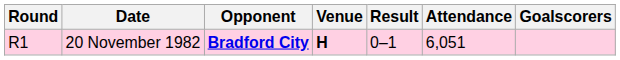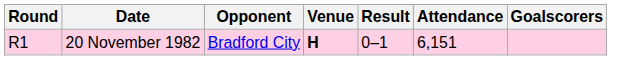(258, 42) bold -> (254, 42) normal
(446, 42) 6,051 -> (437, 42) 6,151
